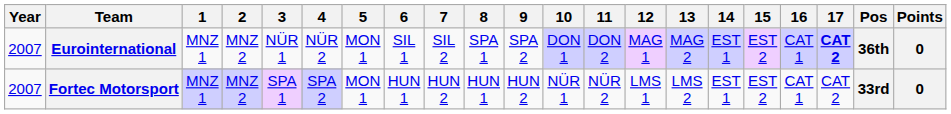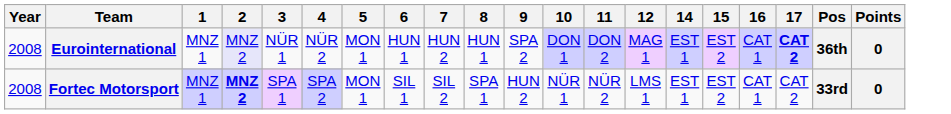- column: (687, 16)
(25, 48) 2007 -> (25, 48) 2008
(242, 48) no background -> (242, 48) lavender background
(404, 48) SIL 1 -> (404, 48) HUN 1
(444, 48) SIL 2 -> (444, 48) HUN 2
(484, 48) SPA 1 -> (484, 48) HUN 1
(25, 89) 2007 -> (25, 89) 2008
(242, 89) normal -> (242, 89) bold
(404, 89) HUN 1 -> (404, 89) SIL 1
(444, 89) HUN 2 -> (444, 89) SIL 2
(484, 89) HUN 1 -> (484, 89) SPA 1
